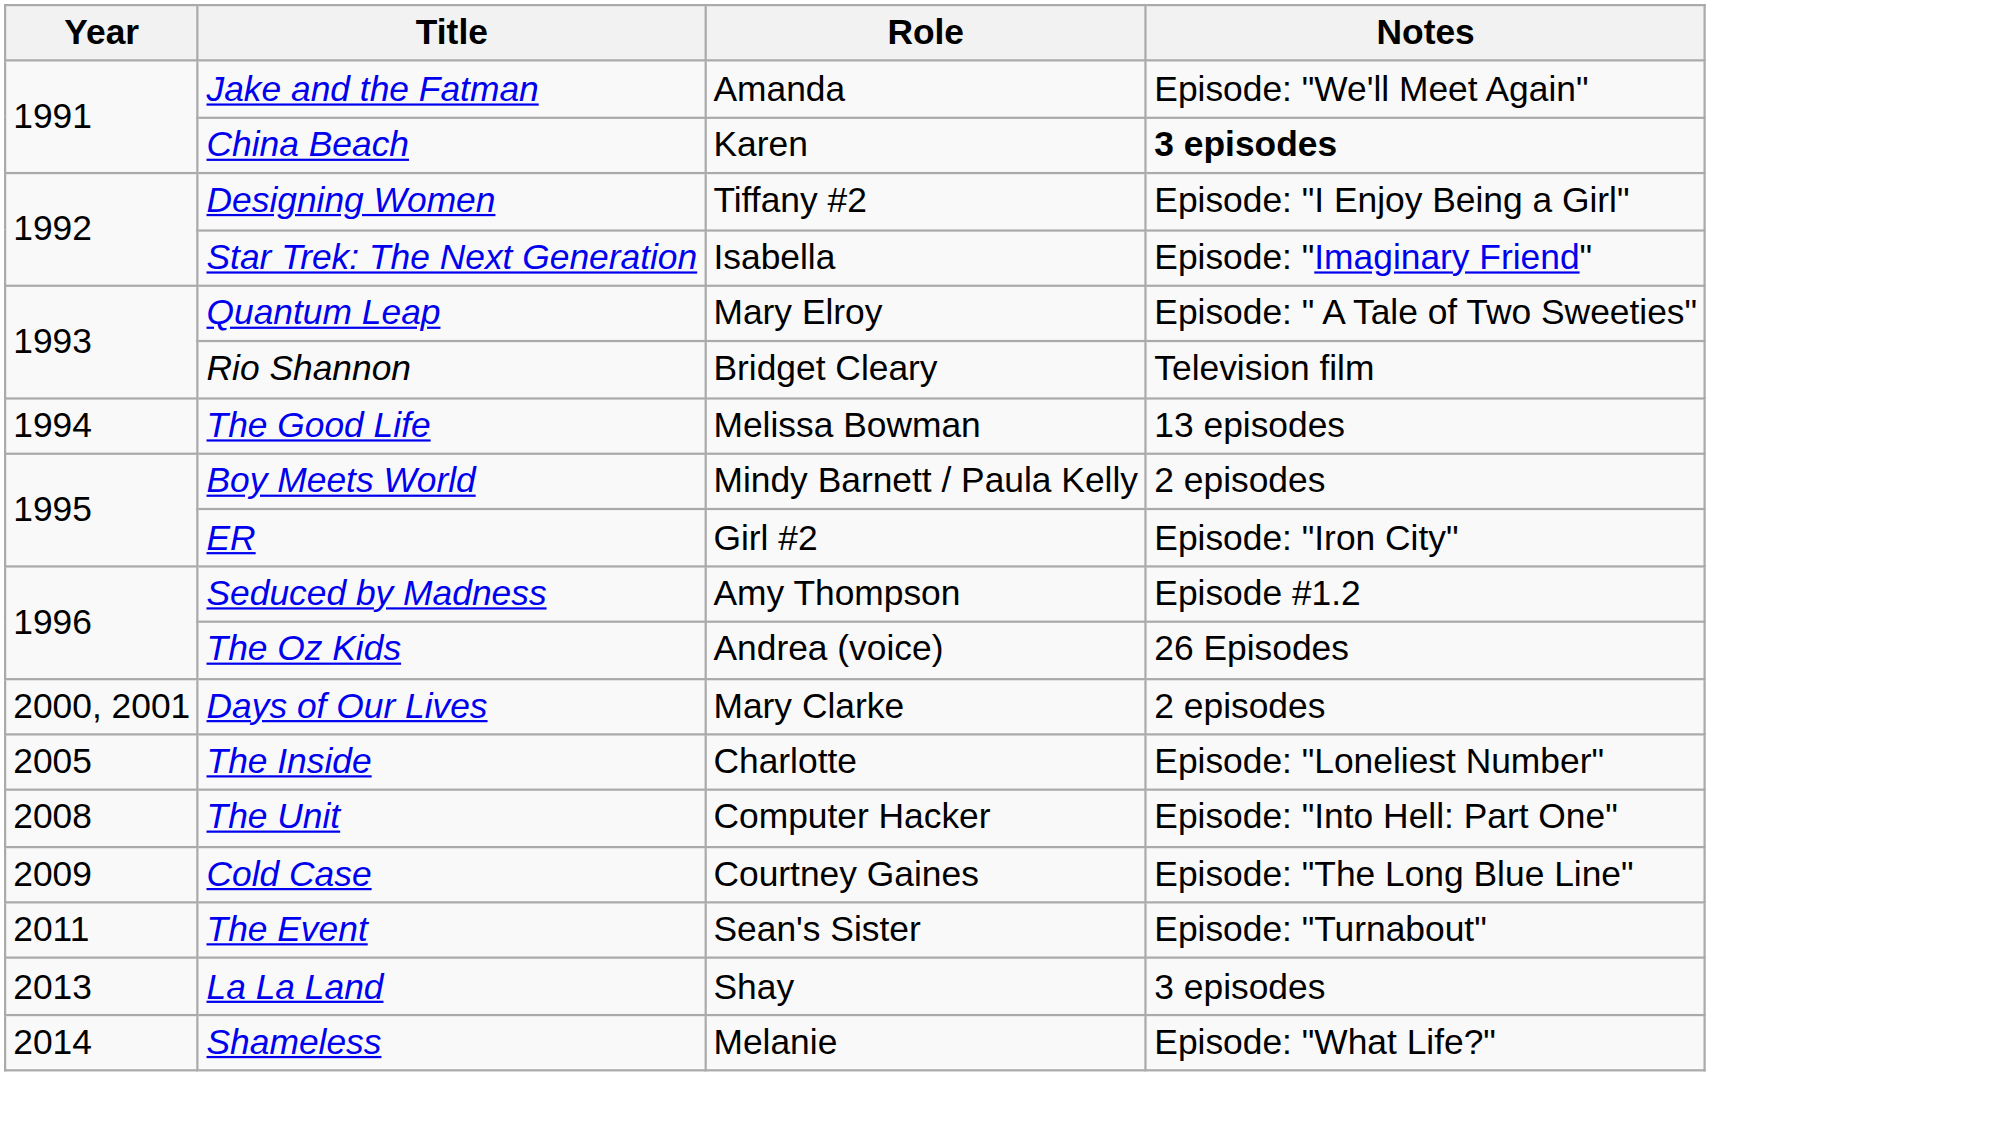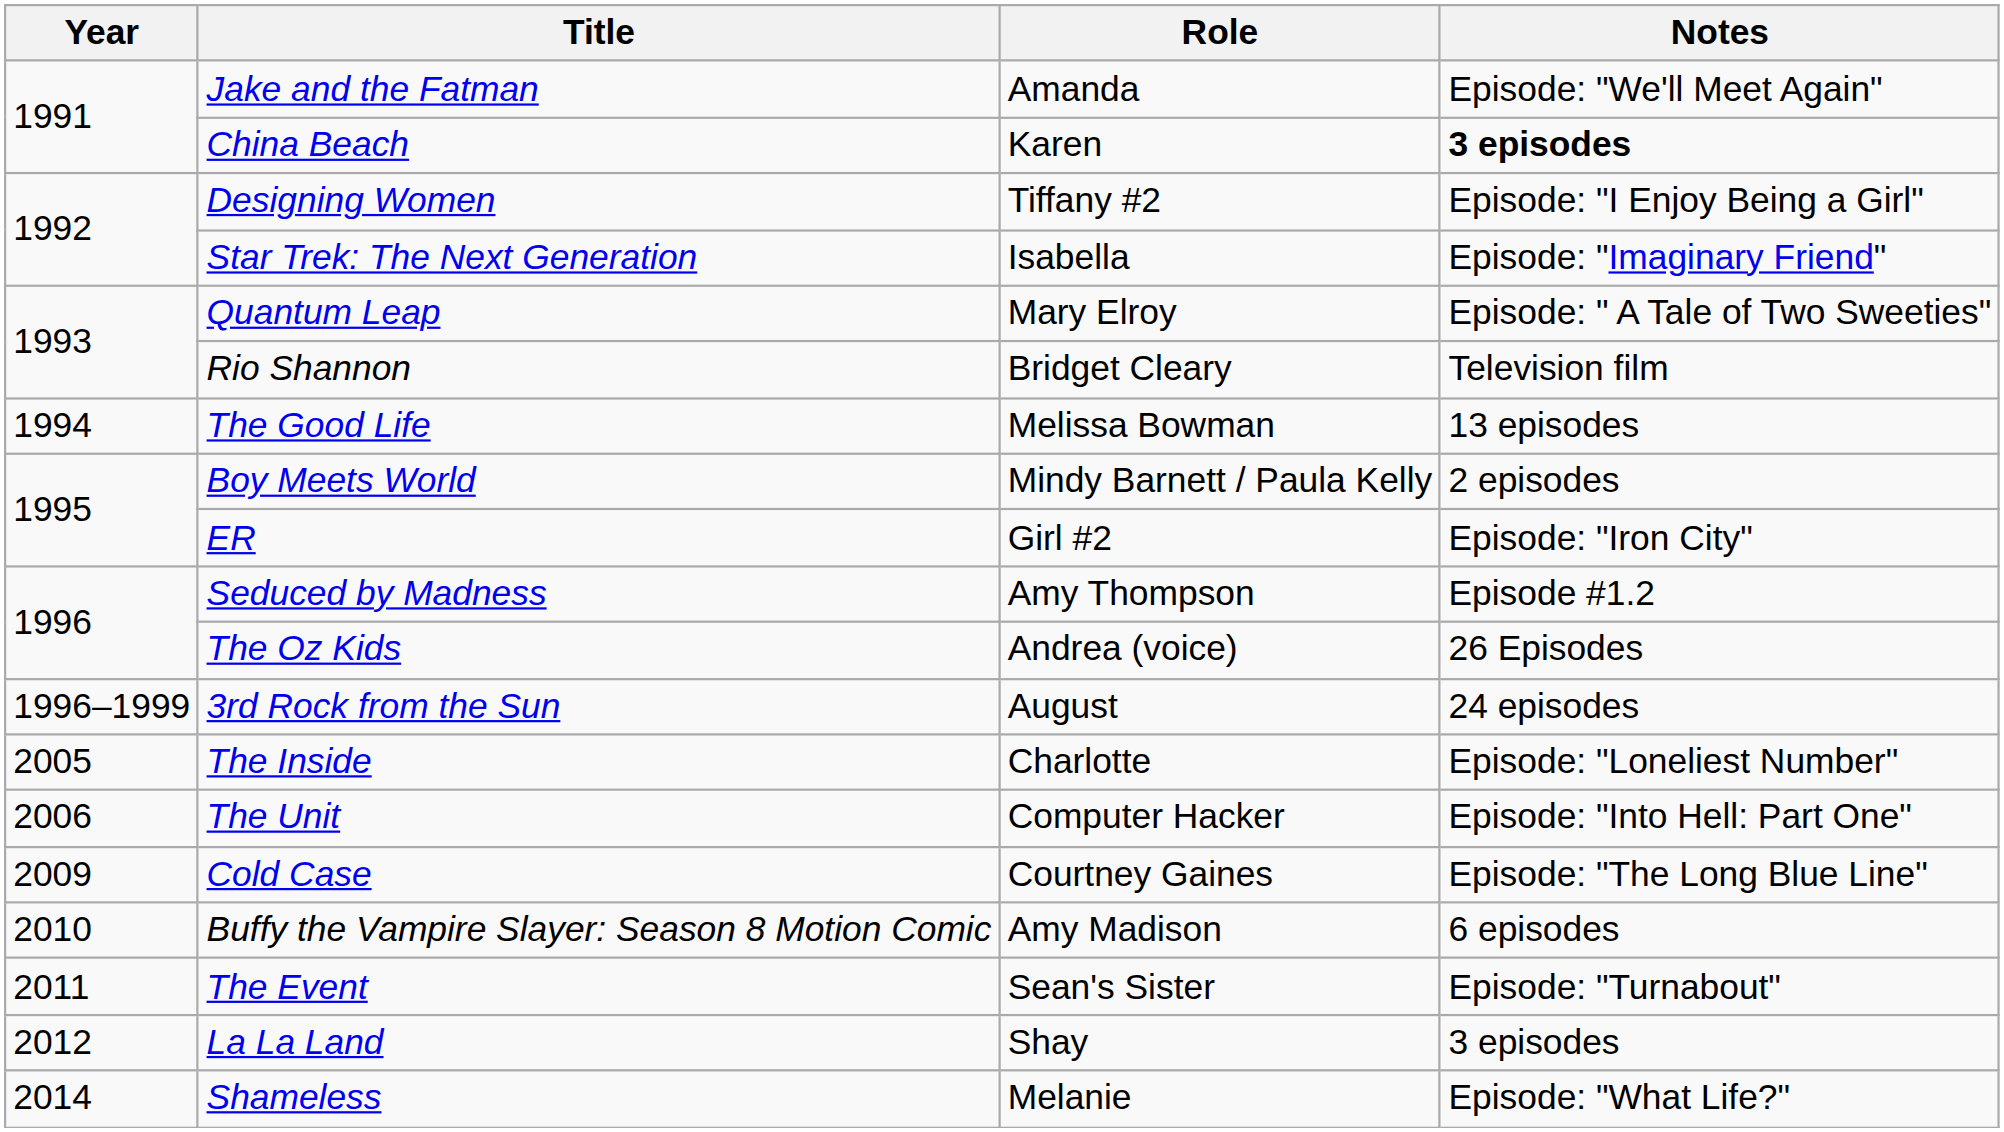+ row: (383, 705)
- row: (347, 705)
(53, 817) 2008 -> (53, 817) 2006
+ row: (599, 929)
(53, 985) 2013 -> (53, 1041) 2012
